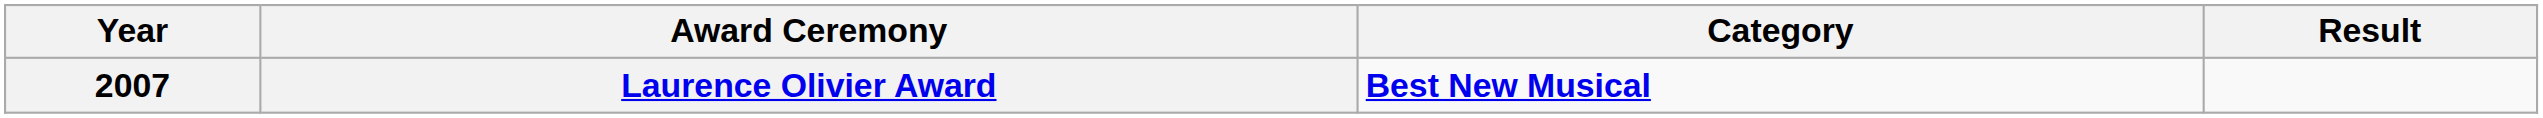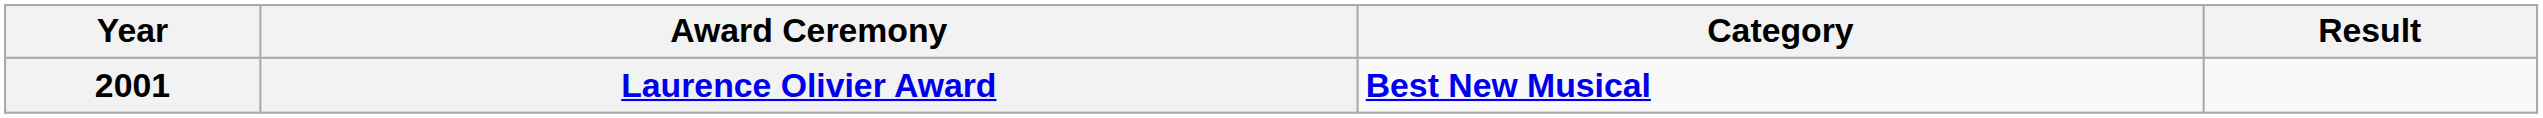(132, 84) 2007 -> (132, 84) 2001
